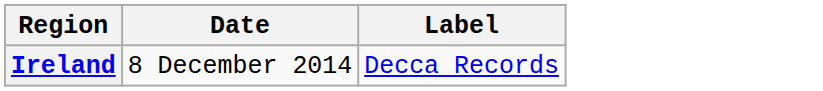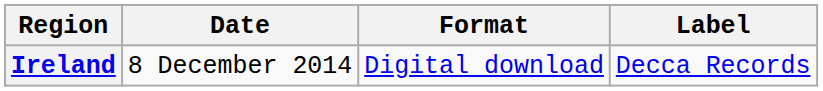+ column: (484, 25)
